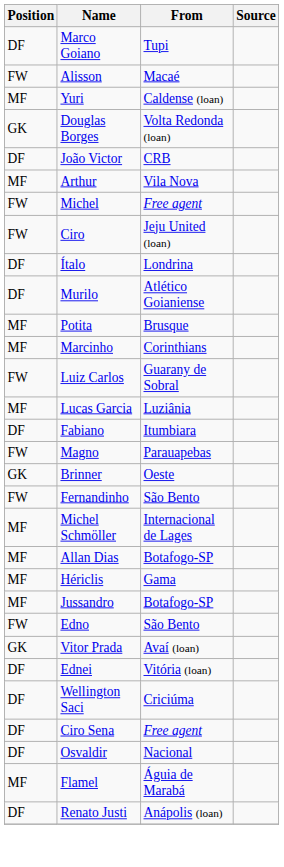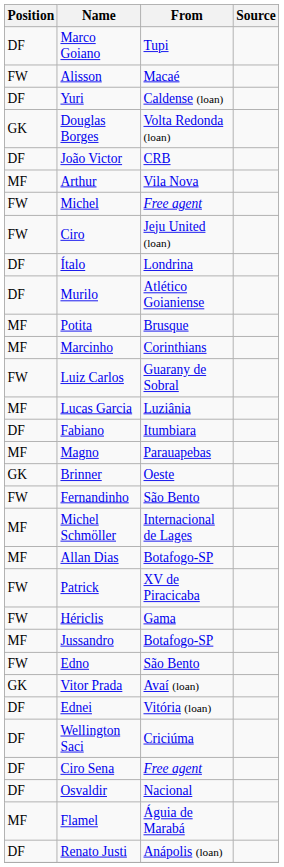(17, 98) MF -> (16, 98) DF
(18, 452) FW -> (17, 452) MF
+ row: (80, 588)
(17, 580) MF -> (18, 618) FW
